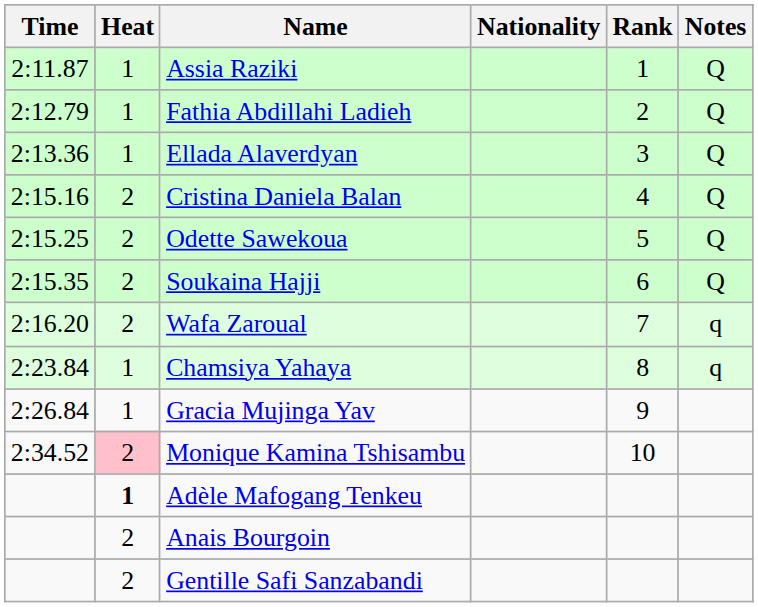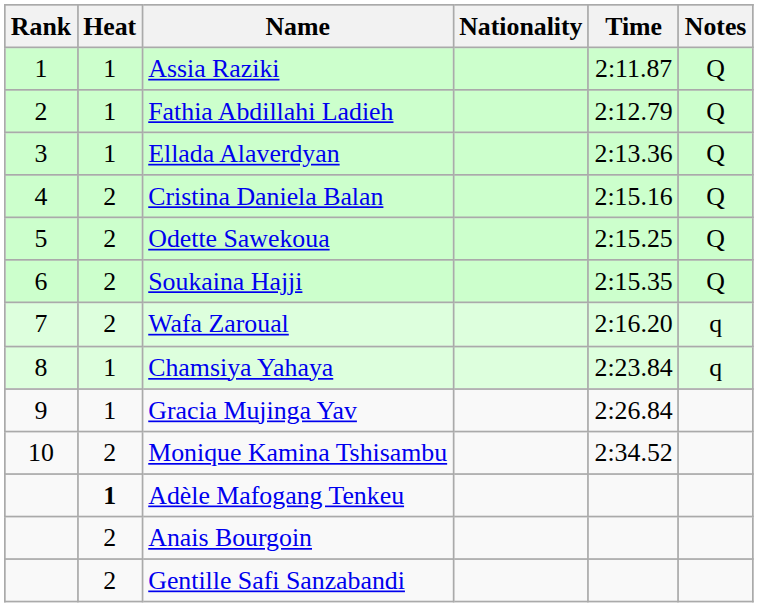columns swapped: (643, 25) <-> (50, 25)
(128, 452) pink background -> (110, 452) no background
